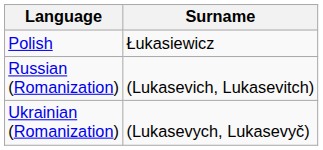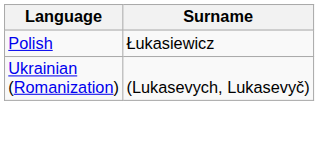- row: (64, 78)
